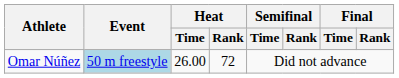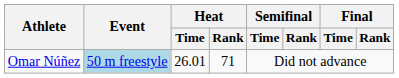(190, 61) 26.00 -> (190, 61) 26.01
(228, 61) 72 -> (228, 61) 71
